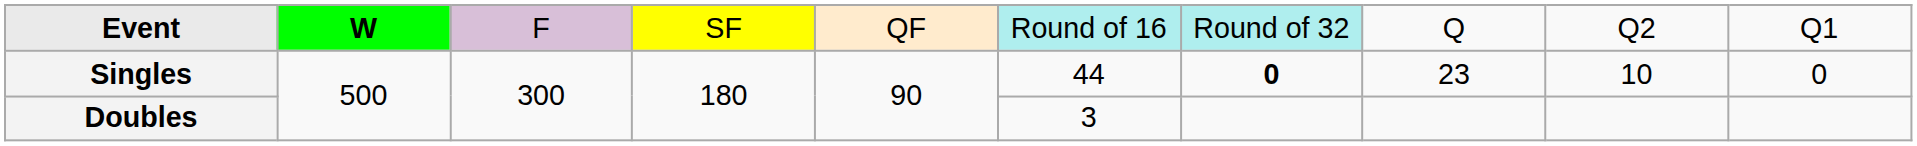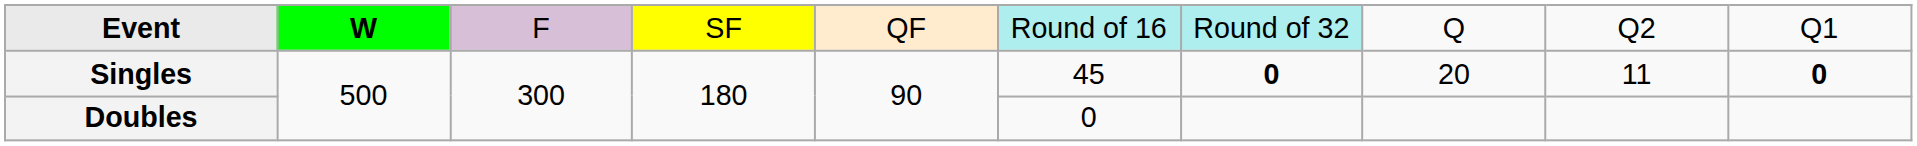(1089, 73) 44 -> (1089, 73) 45
(1454, 73) 23 -> (1454, 73) 20
(1637, 73) 10 -> (1637, 73) 11
(1819, 73) normal -> (1819, 73) bold
(1089, 119) 3 -> (1089, 119) 0
